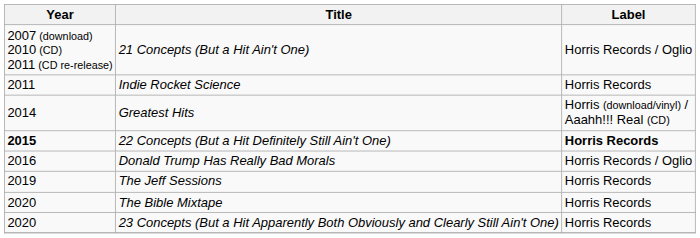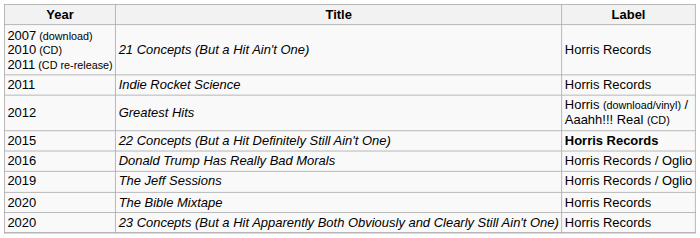(629, 49) Horris Records / Oglio -> (608, 49) Horris Records
(22, 112) 2014 -> (22, 112) 2012
(22, 140) bold -> (22, 140) normal
(608, 181) Horris Records -> (629, 181) Horris Records / Oglio
